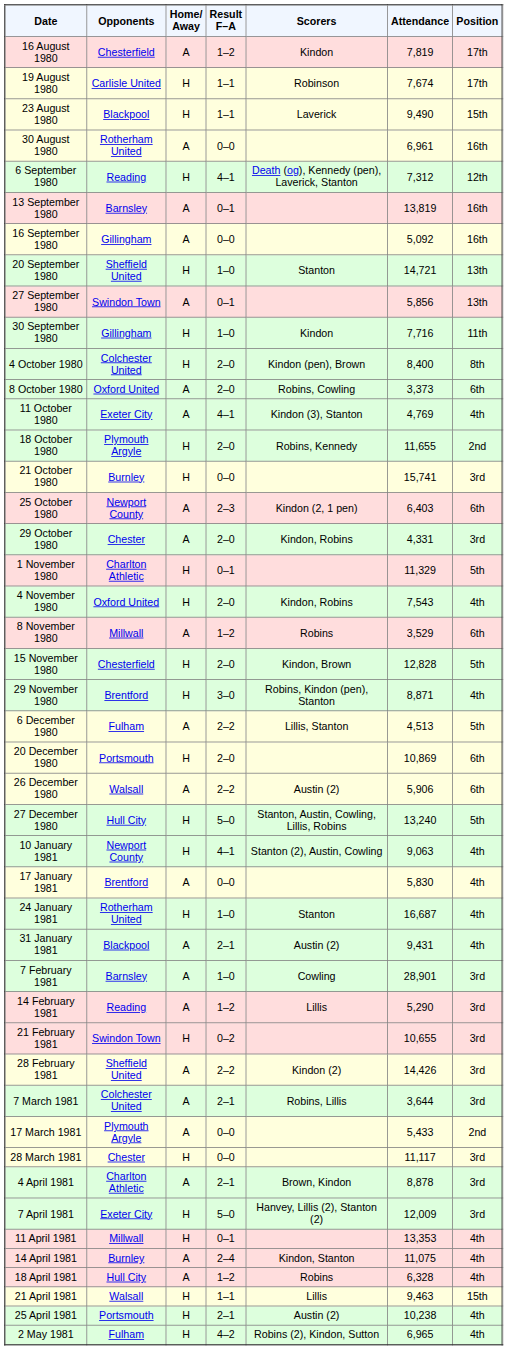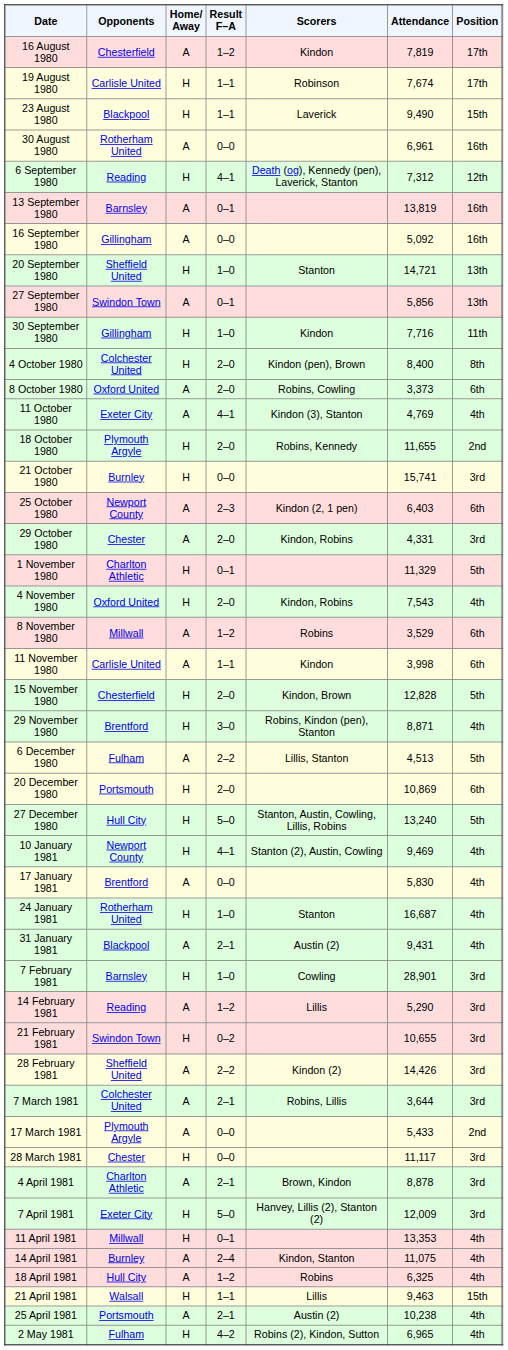+ row: (46, 664)
- row: (46, 789)
(420, 851) 9,063 -> (420, 851) 9,469
(186, 976) A -> (186, 976) H
(420, 1277) 6,328 -> (420, 1277) 6,325
(186, 1316) H -> (186, 1316) A
